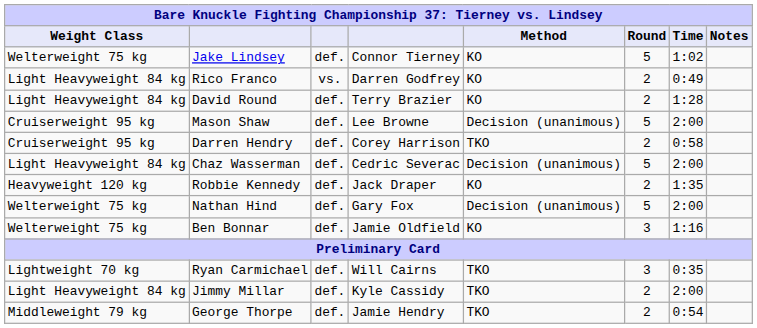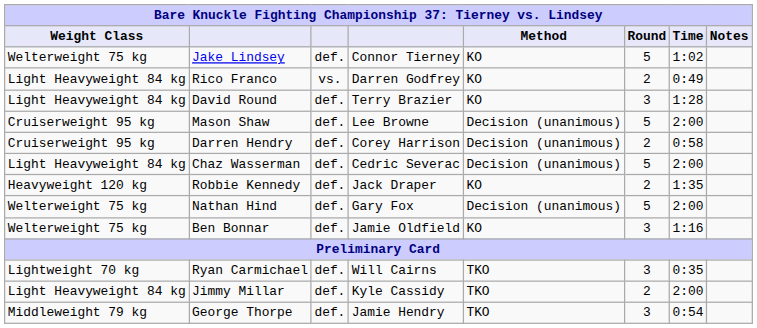(647, 101) 2 -> (647, 101) 3
(478, 143) TKO -> (544, 143) Decision (unanimous)
(647, 313) 2 -> (647, 313) 3
